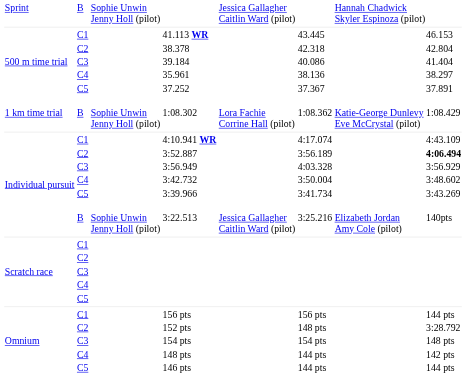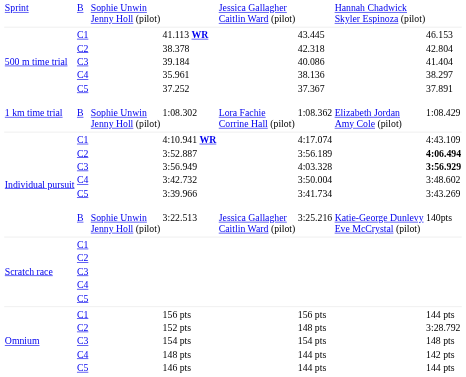(379, 118) Katie-George Dunlevy Eve McCrystal (pilot) -> (368, 118) Elizabeth Jordan Amy Cole (pilot)
(443, 167) normal -> (444, 167) bold
(368, 223) Elizabeth Jordan Amy Cole (pilot) -> (379, 223) Katie-George Dunlevy Eve McCrystal (pilot)
